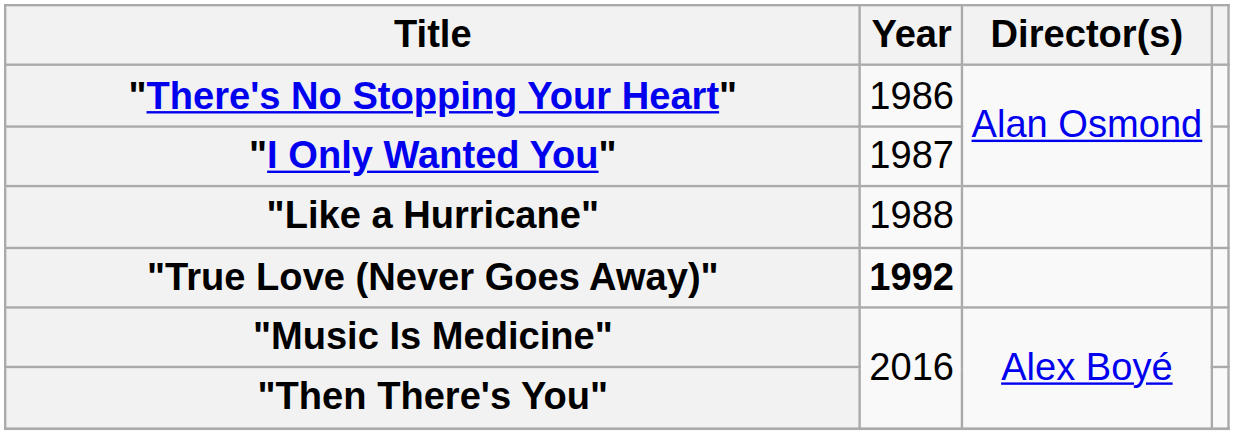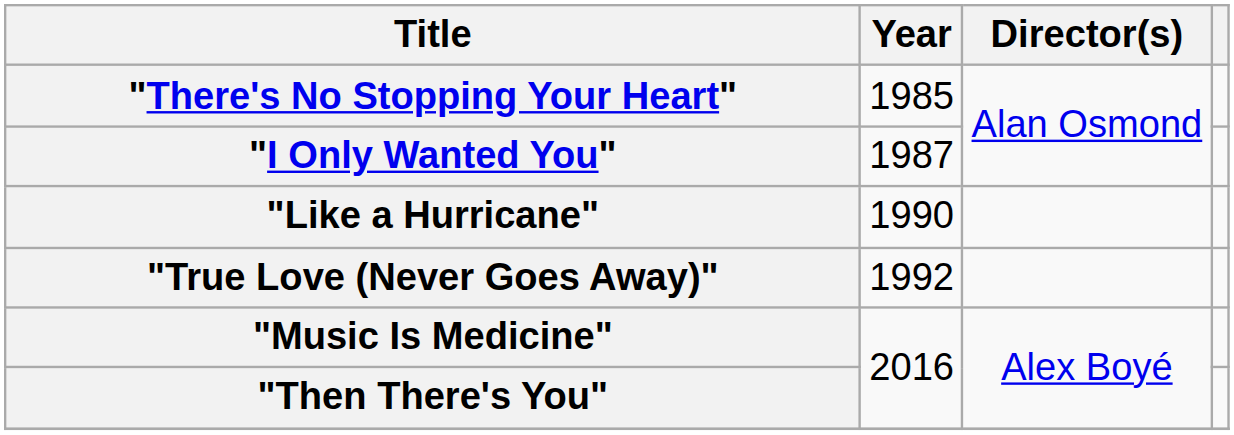(912, 95) 1986 -> (912, 95) 1985
(912, 215) 1988 -> (912, 215) 1990
(912, 276) bold -> (912, 276) normal
